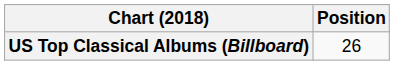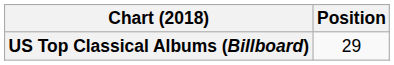(351, 45) 26 -> (351, 45) 29
